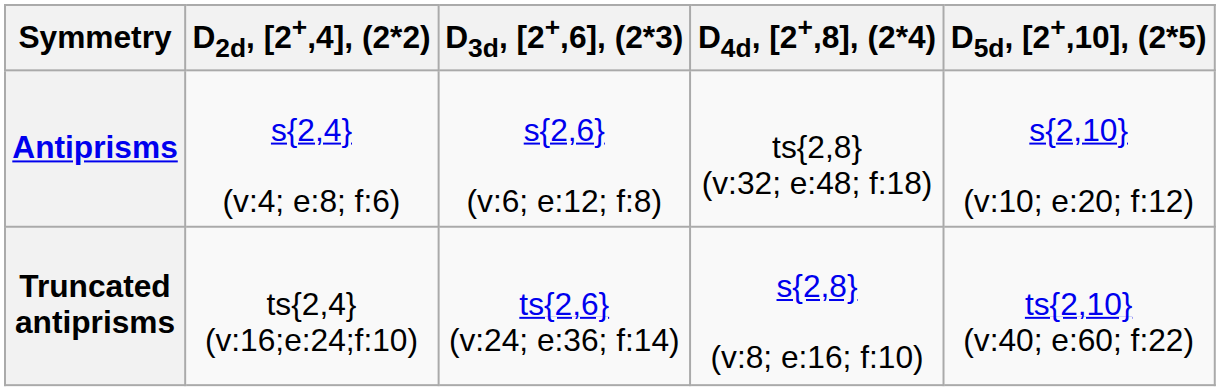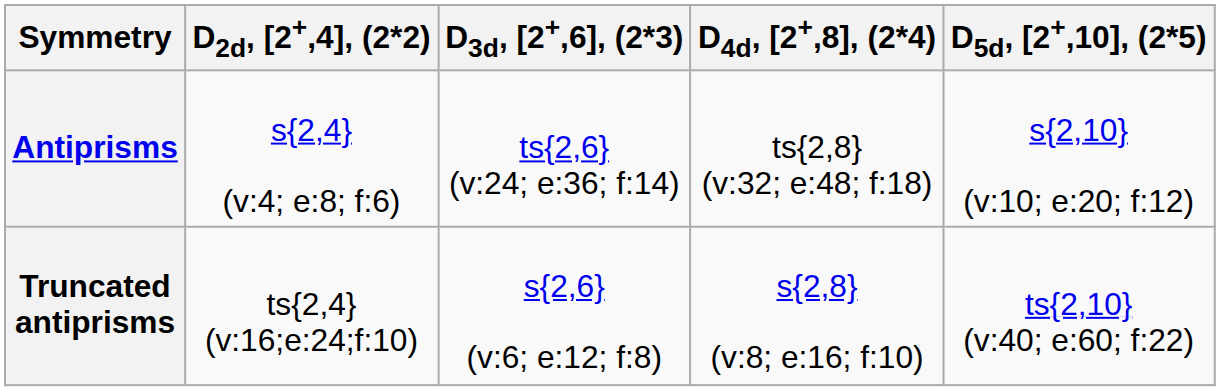(564, 166) s{2,6} (v:6; e:12; f:8) -> (564, 166) ts{2,6} (v:24; e:36; f:14)
(564, 323) ts{2,6} (v:24; e:36; f:14) -> (564, 323) s{2,6} (v:6; e:12; f:8)
